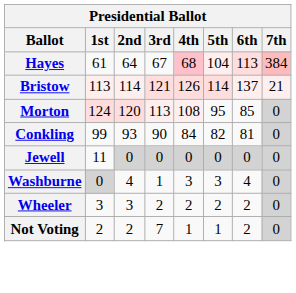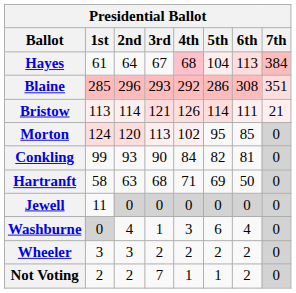+ row: (45, 87)
(247, 87) 137 -> (247, 110) 111
(189, 110) 108 -> (189, 134) 102
+ row: (45, 181)
(218, 181) 3 -> (218, 228) 6
